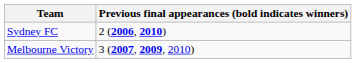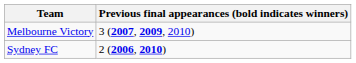rows swapped: (50, 49) <-> (32, 31)
